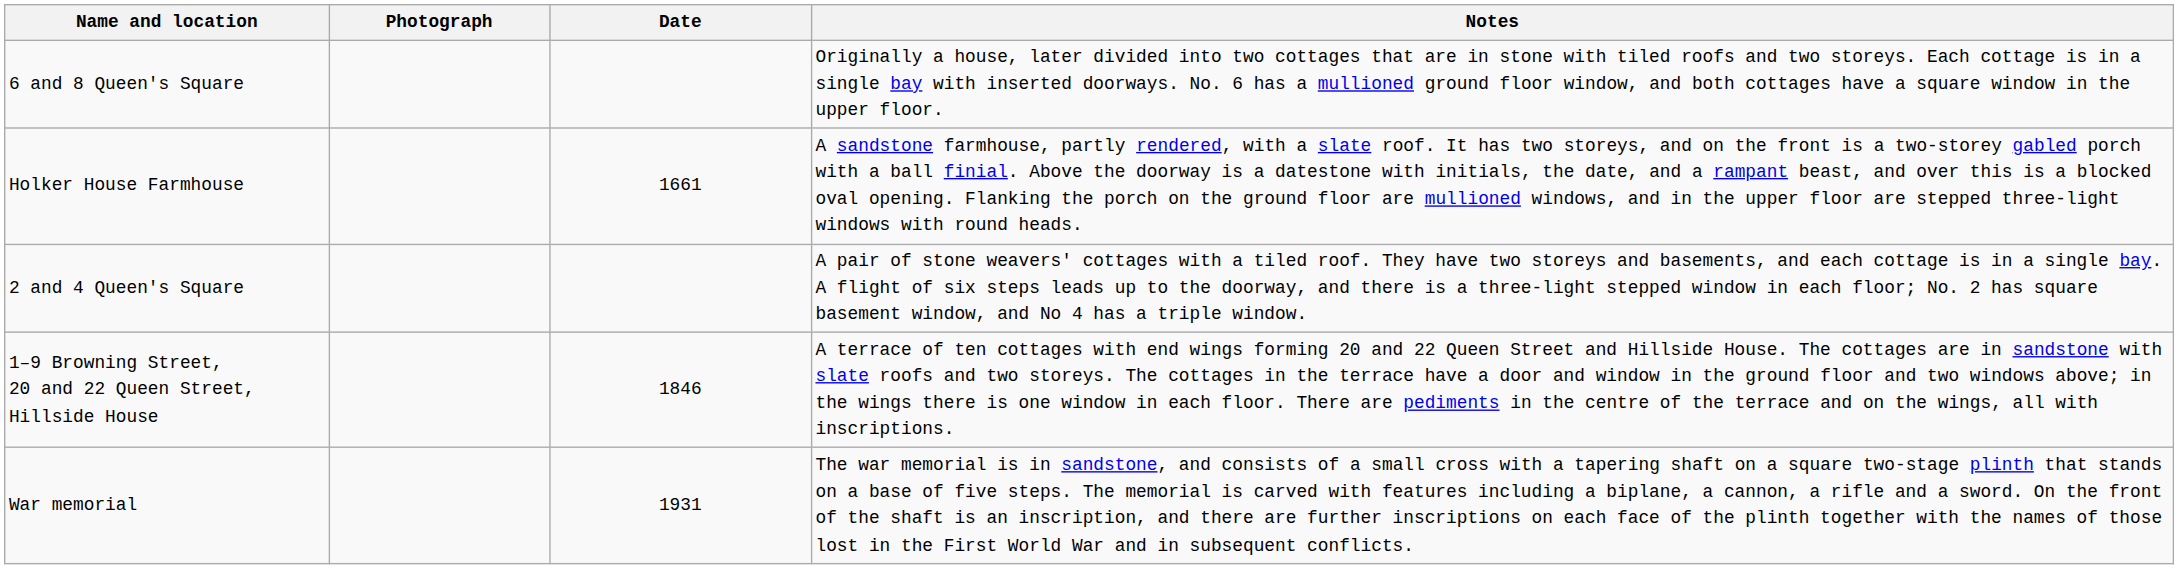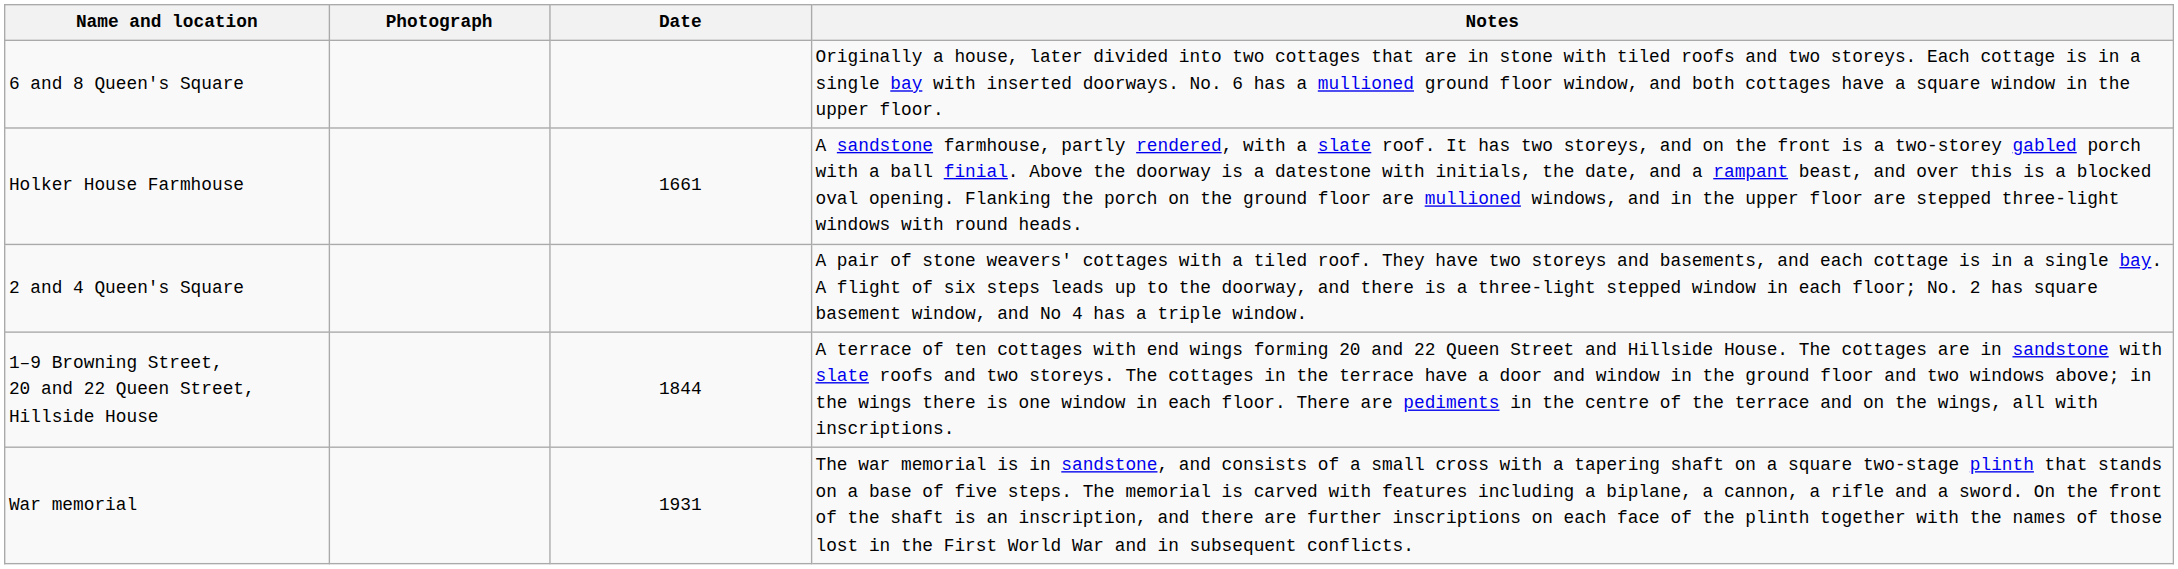(680, 390) 1846 -> (680, 390) 1844
